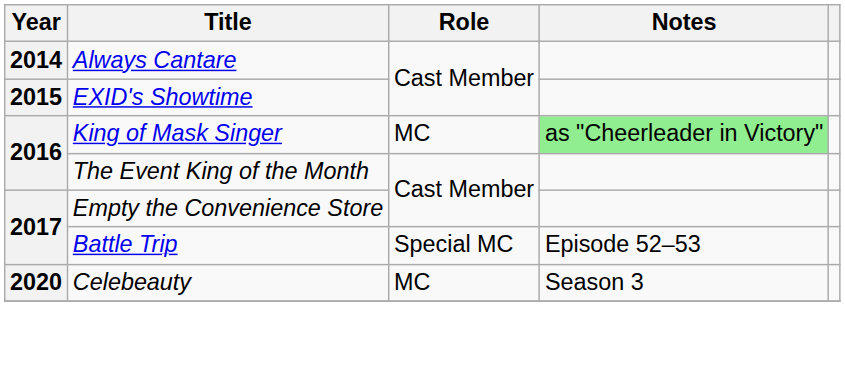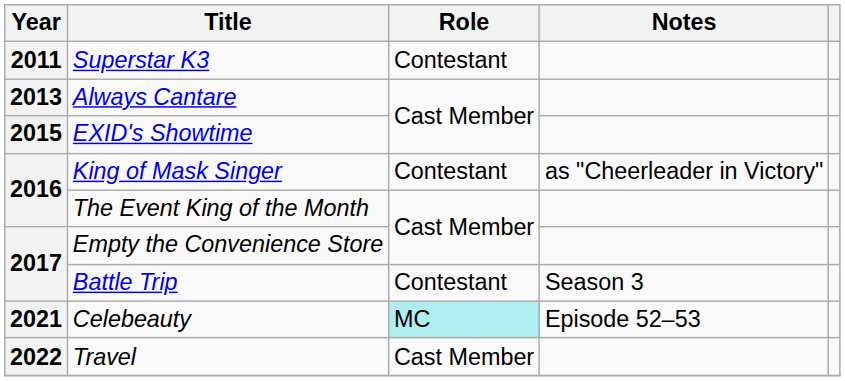+ row: (141, 60)
(36, 60) 2014 -> (36, 97) 2013
(412, 134) MC -> (450, 171) Contestant
(684, 134) lightgreen background -> (684, 171) no background
(454, 245) Special MC -> (450, 282) Contestant
(623, 245) Episode 52–53 -> (594, 282) Season 3
(36, 282) 2020 -> (36, 319) 2021
(412, 282) no background -> (412, 319) paleturquoise background
(594, 282) Season 3 -> (623, 319) Episode 52–53
+ row: (104, 356)
